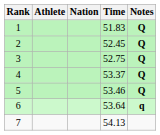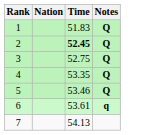- column: (50, 12)
(114, 43) normal -> (79, 43) bold
(114, 75) 53.37 -> (79, 75) 53.35
(114, 106) 53.64 -> (79, 106) 53.61
